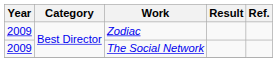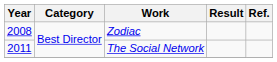(19, 31) 2009 -> (19, 31) 2008
(19, 48) 2009 -> (19, 48) 2011
